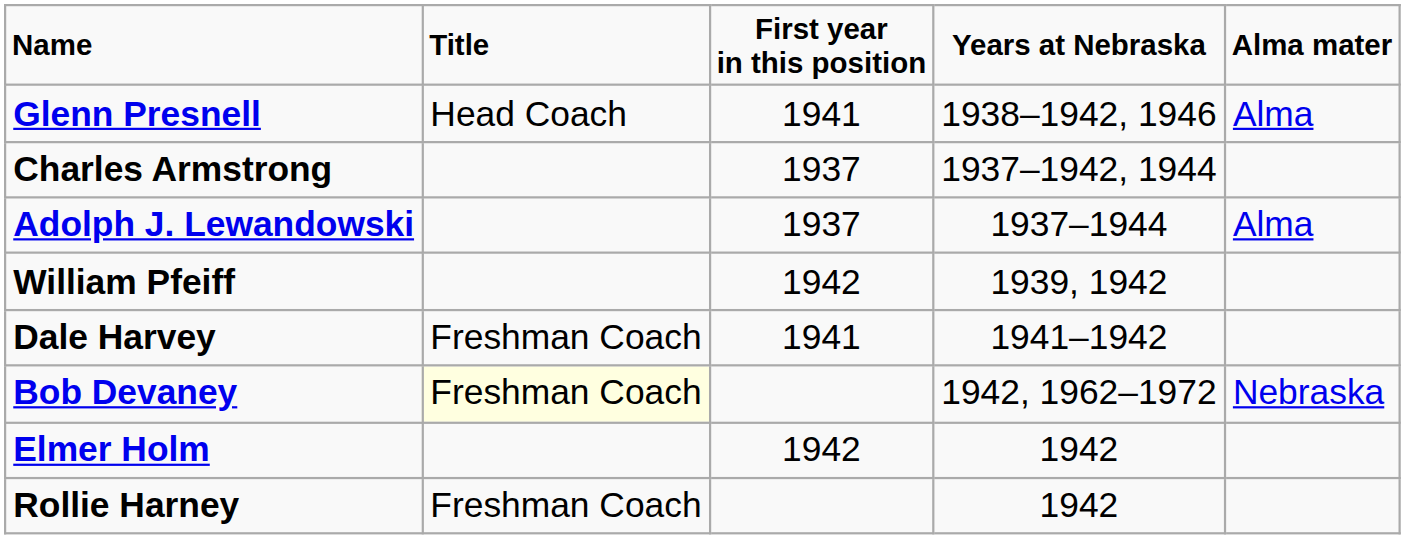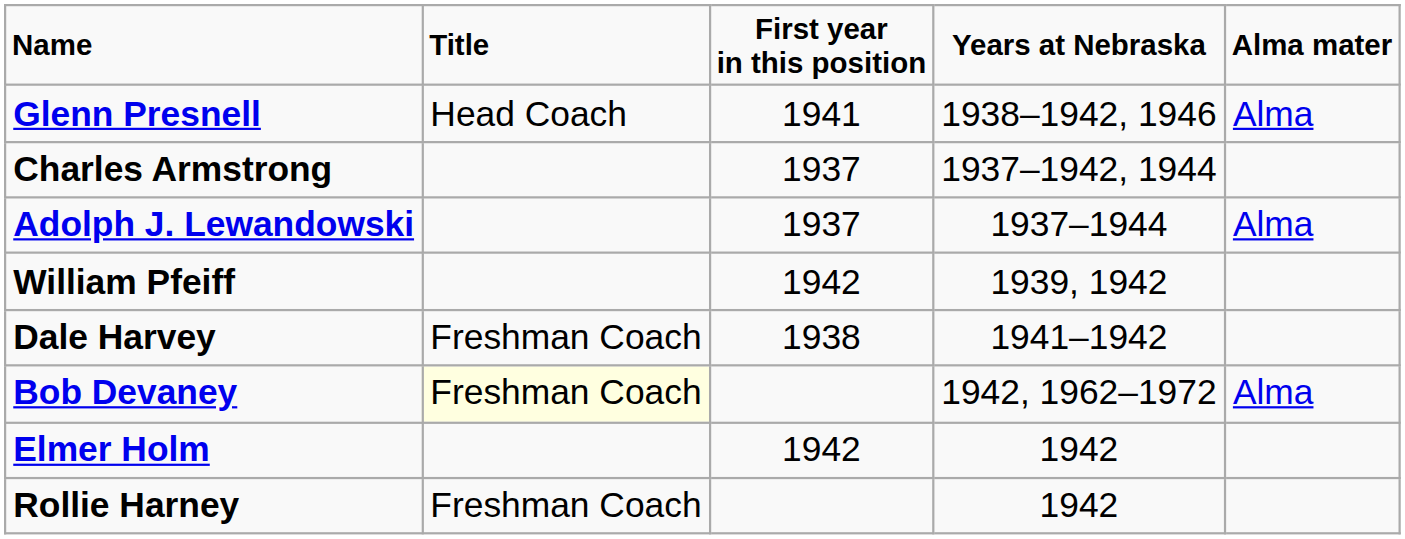(821, 337) 1941 -> (821, 337) 1938
(1309, 393) Nebraska -> (1273, 393) Alma
